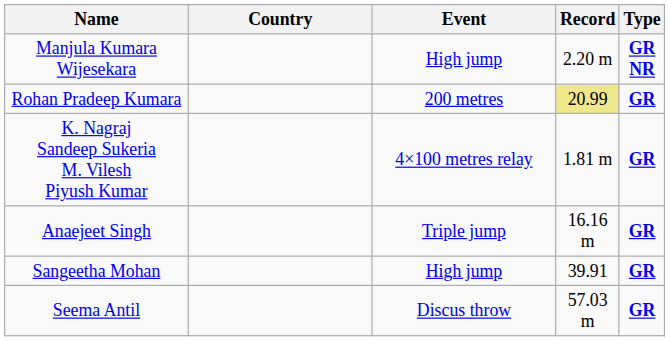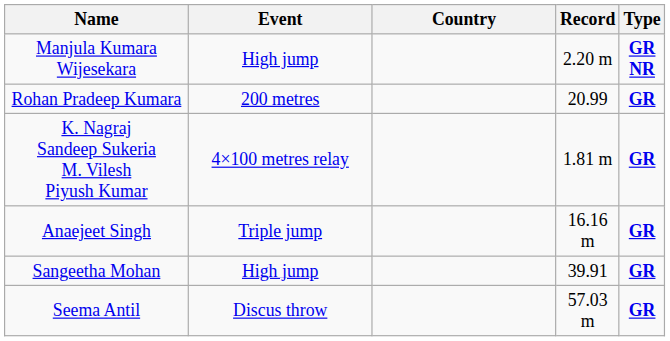columns swapped: (464, 19) <-> (280, 19)
(588, 99) khaki background -> (588, 99) no background
